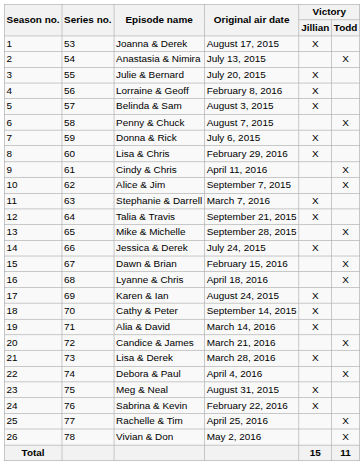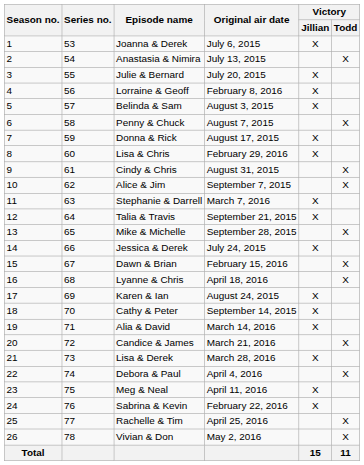(243, 43) August 17, 2015 -> (233, 43) July 6, 2015
(233, 138) July 6, 2015 -> (243, 138) August 17, 2015
(237, 169) April 11, 2016 -> (243, 169) August 31, 2015
(243, 389) August 31, 2015 -> (237, 389) April 11, 2016
